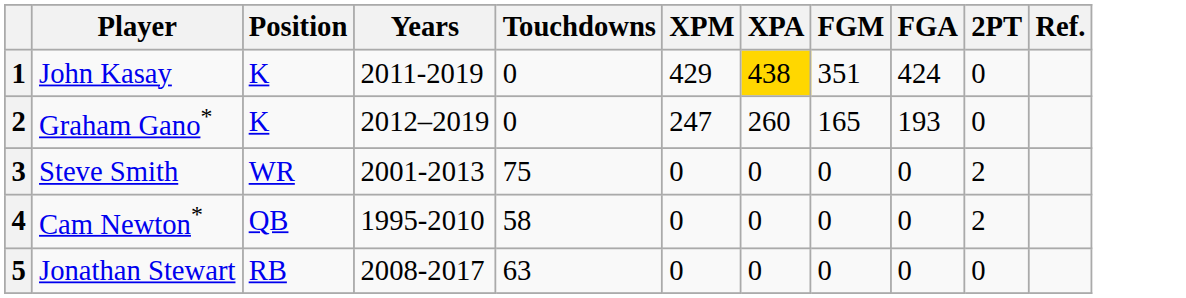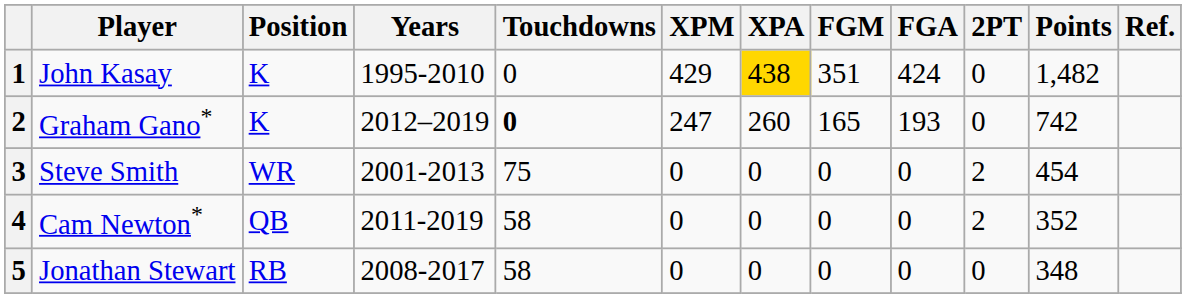+ column: (1074, 27)
(422, 72) 2011-2019 -> (423, 72) 1995-2010
(510, 121) normal -> (510, 121) bold
(423, 220) 1995-2010 -> (422, 220) 2011-2019
(517, 269) 63 -> (517, 269) 58
